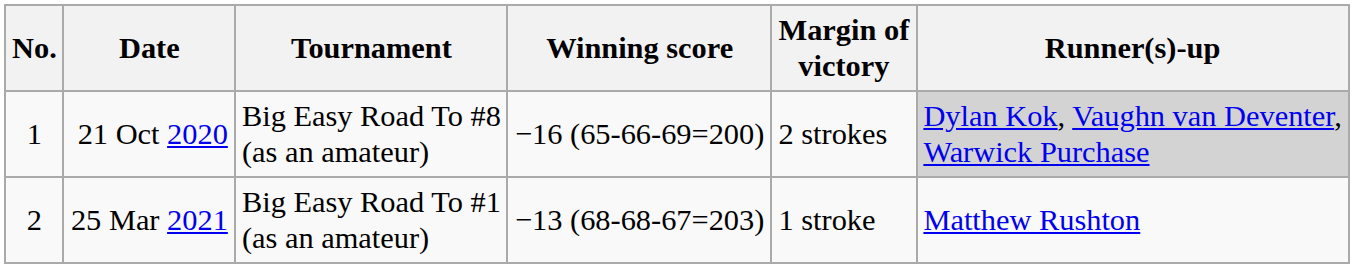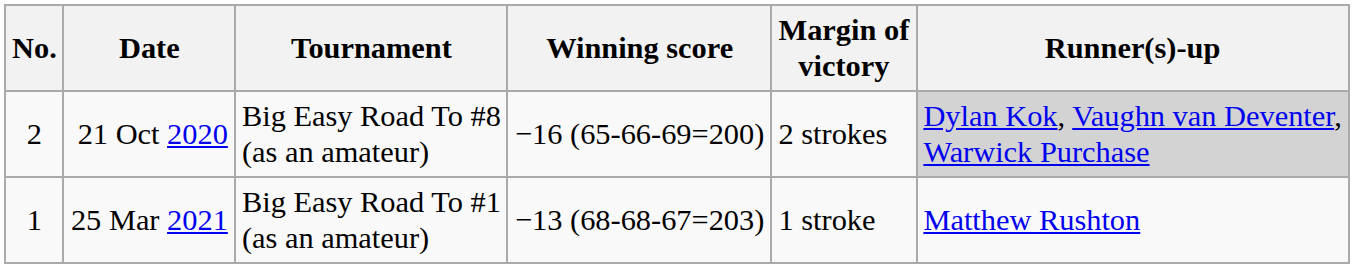(34, 133) 1 -> (34, 133) 2
(34, 220) 2 -> (34, 220) 1
